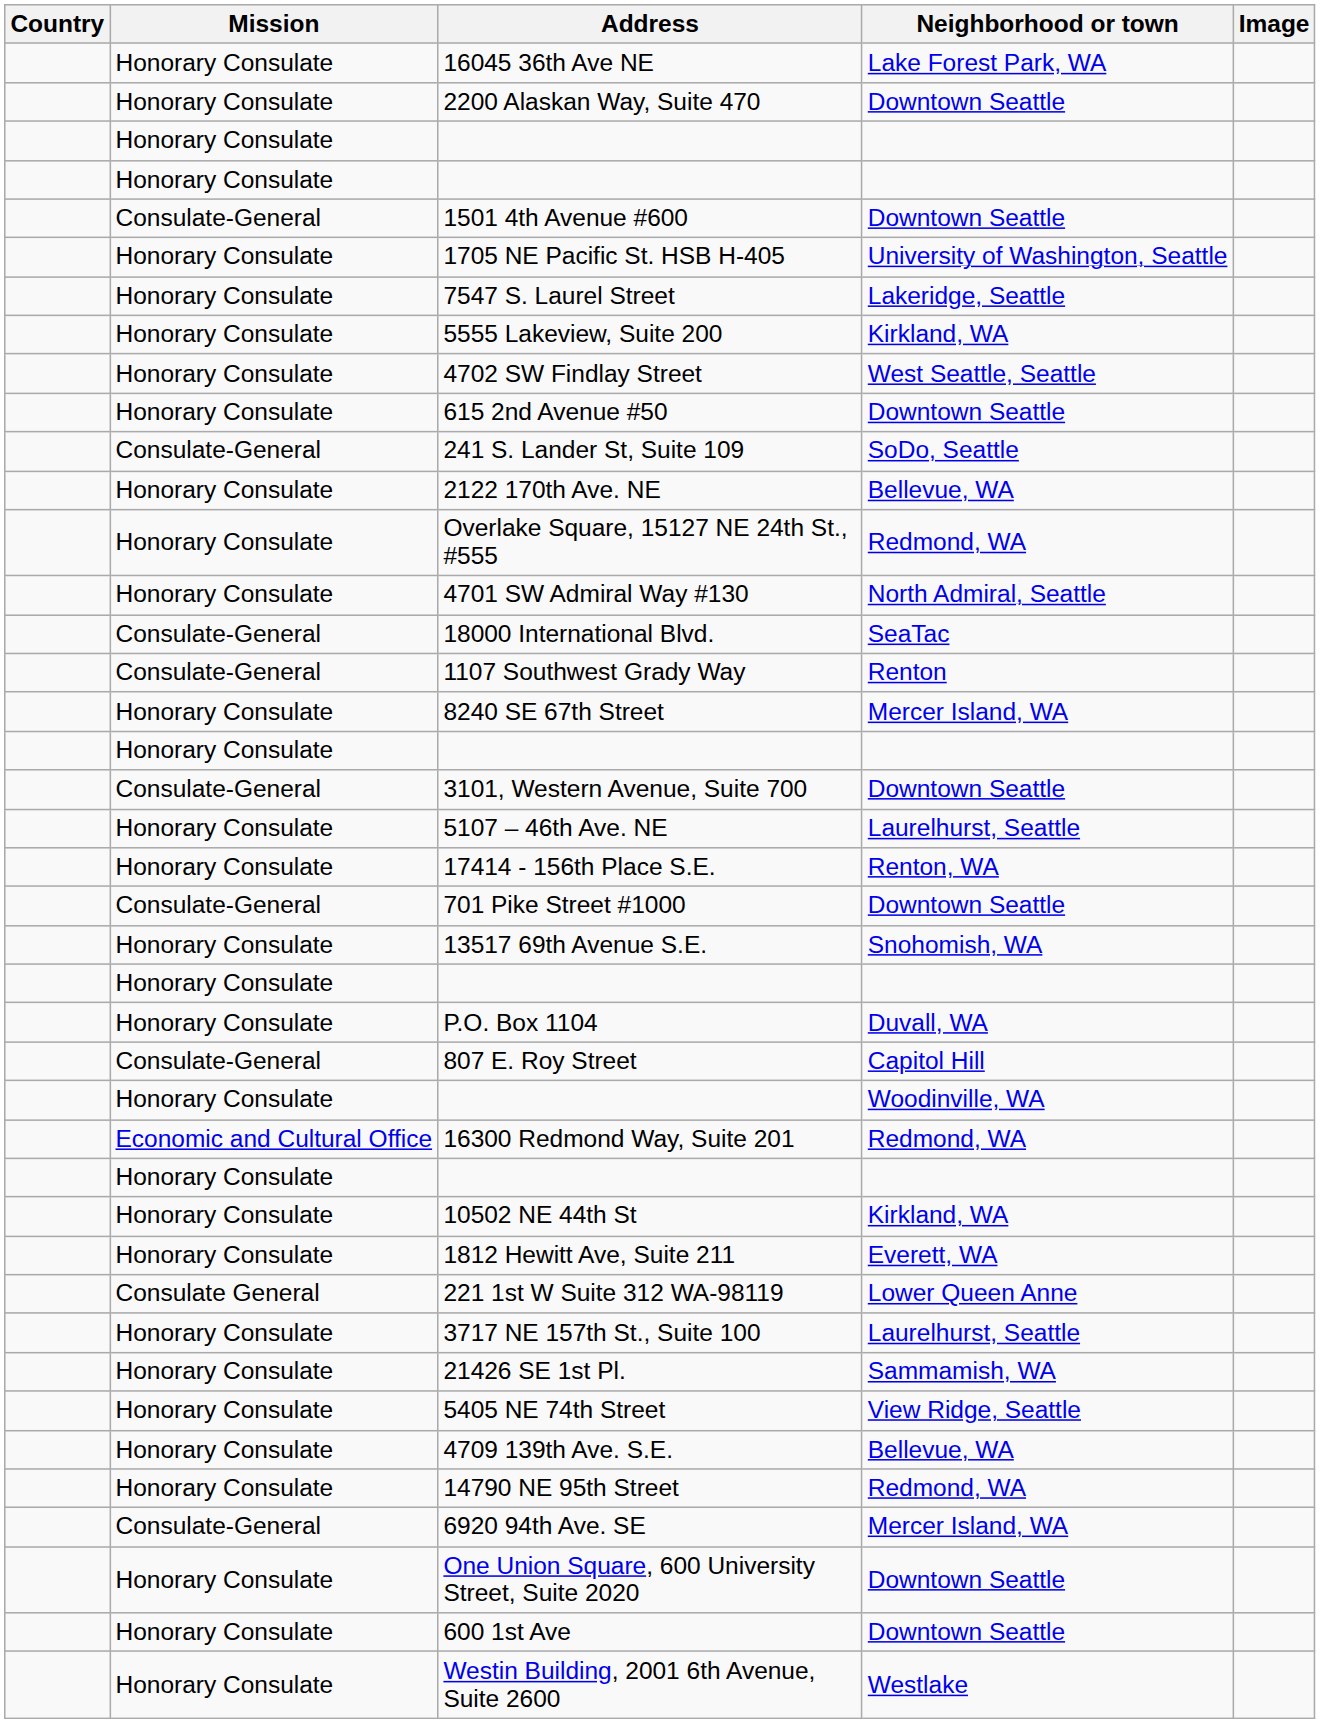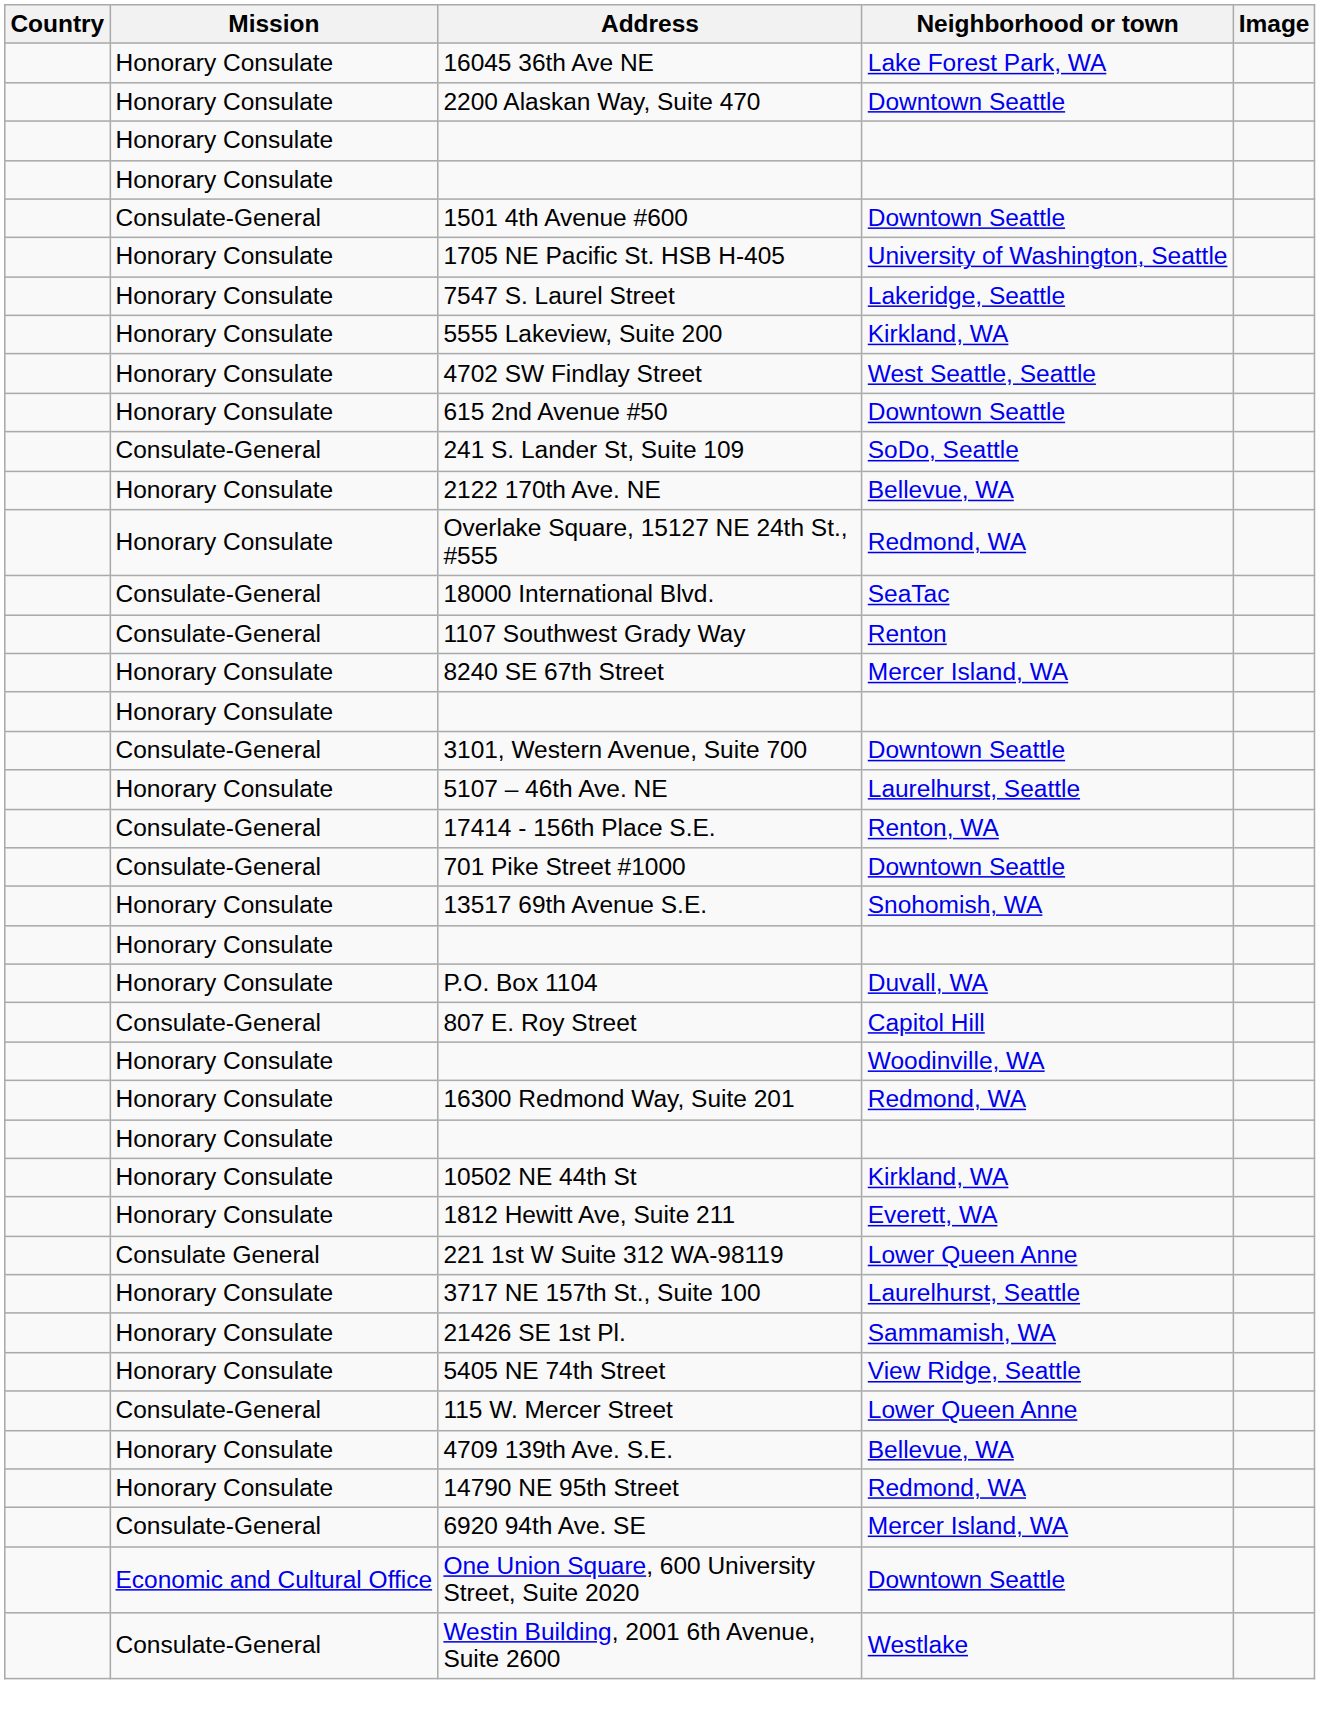- row: (596, 594)
(224, 866) Honorary Consulate -> (218, 827) Consulate-General
(274, 1138) Economic and Cultural Office -> (224, 1099) Honorary Consulate
+ row: (558, 1410)
(224, 1579) Honorary Consulate -> (274, 1579) Economic and Cultural Office
- row: (507, 1631)
(224, 1684) Honorary Consulate -> (218, 1645) Consulate-General
